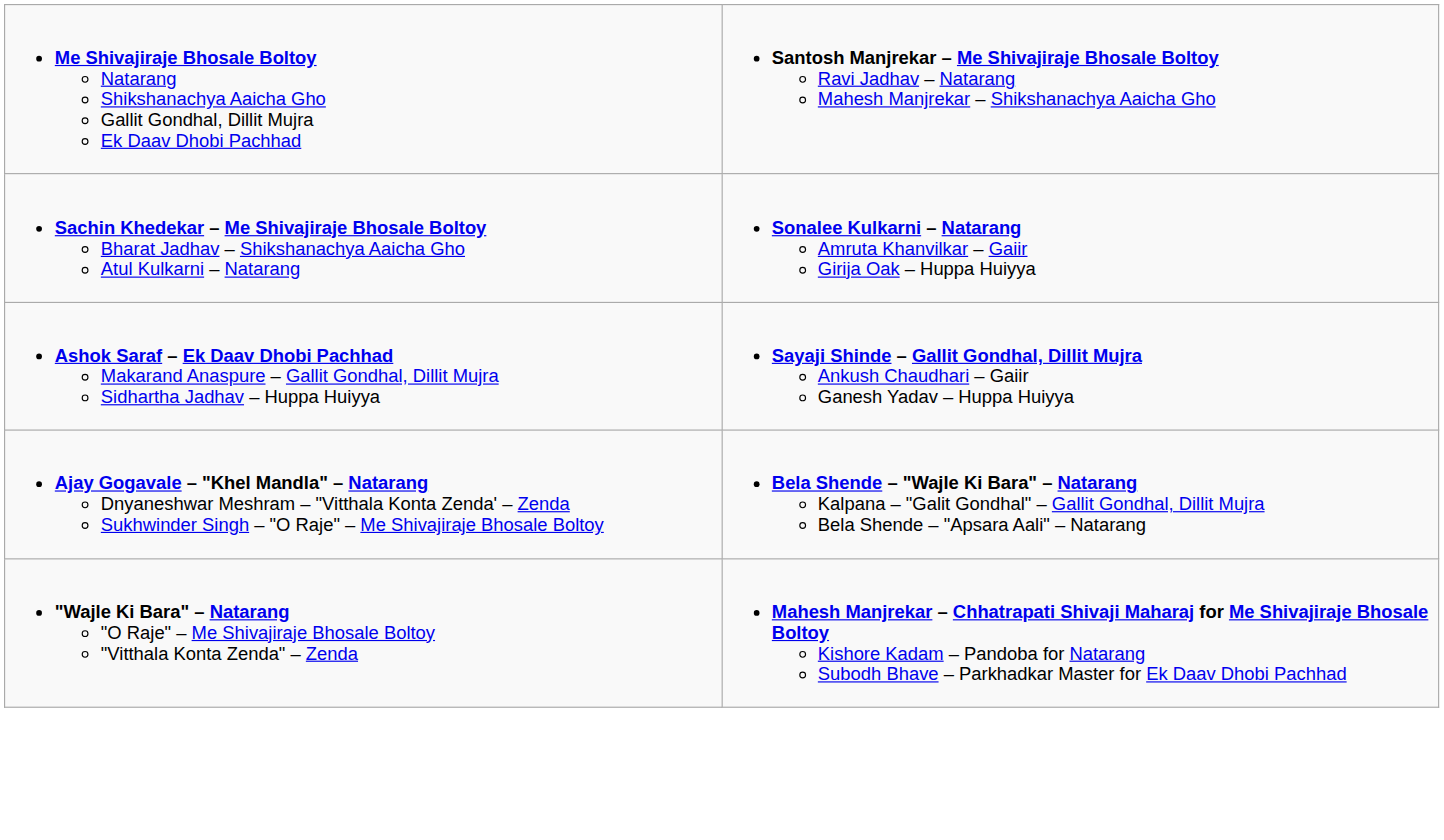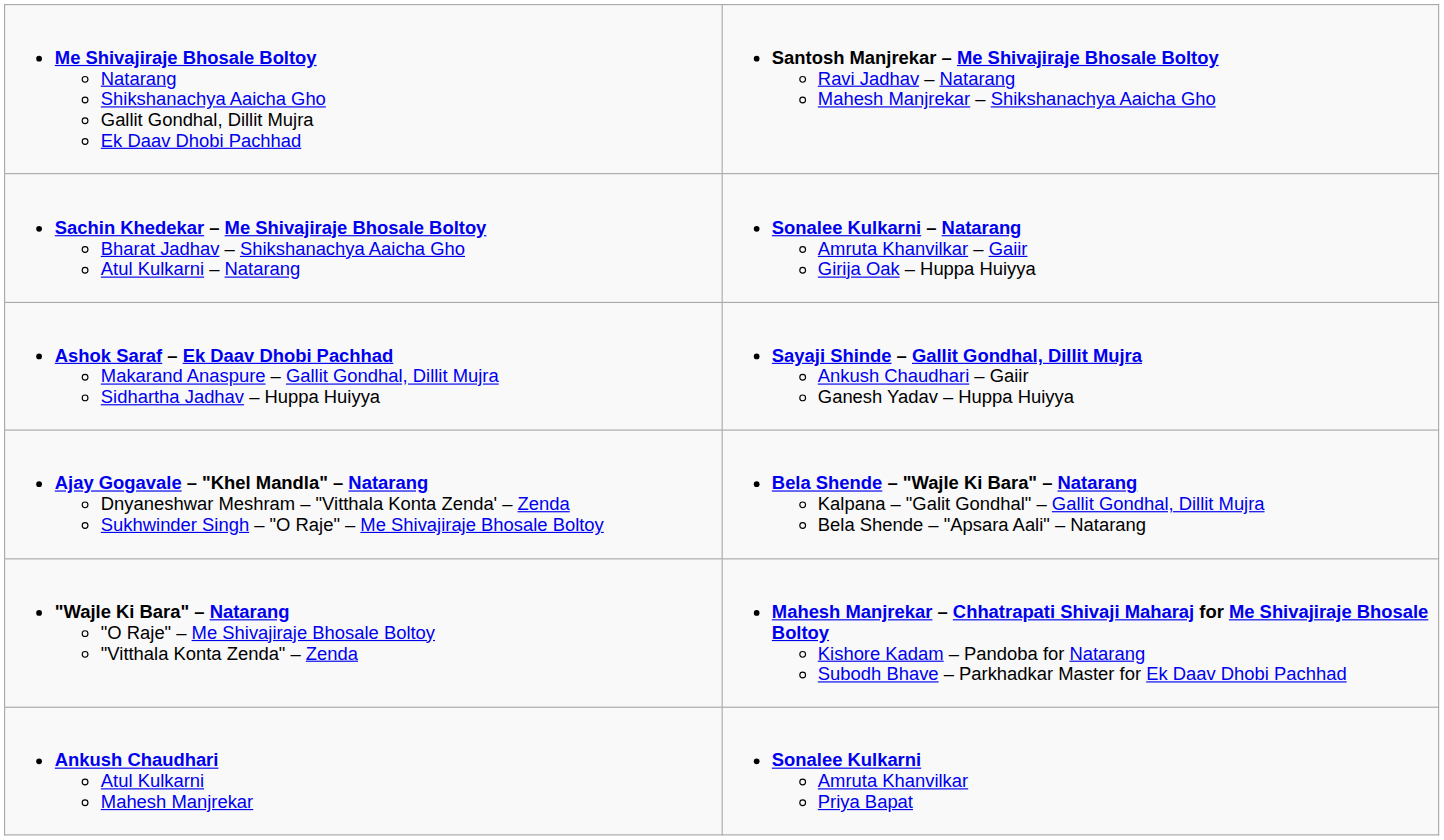+ row: (363, 781)
